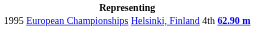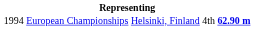(14, 21) 1995 -> (14, 21) 1994
